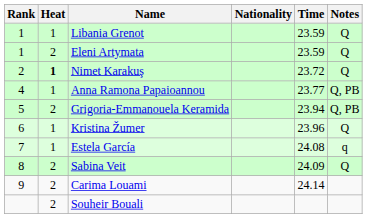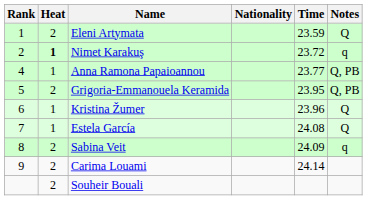- row: (107, 33)
(345, 71) Q -> (345, 52) q
(311, 109) 23.94 -> (311, 90) 23.95
(345, 147) q -> (345, 128) Q
(345, 166) Q -> (345, 147) q
